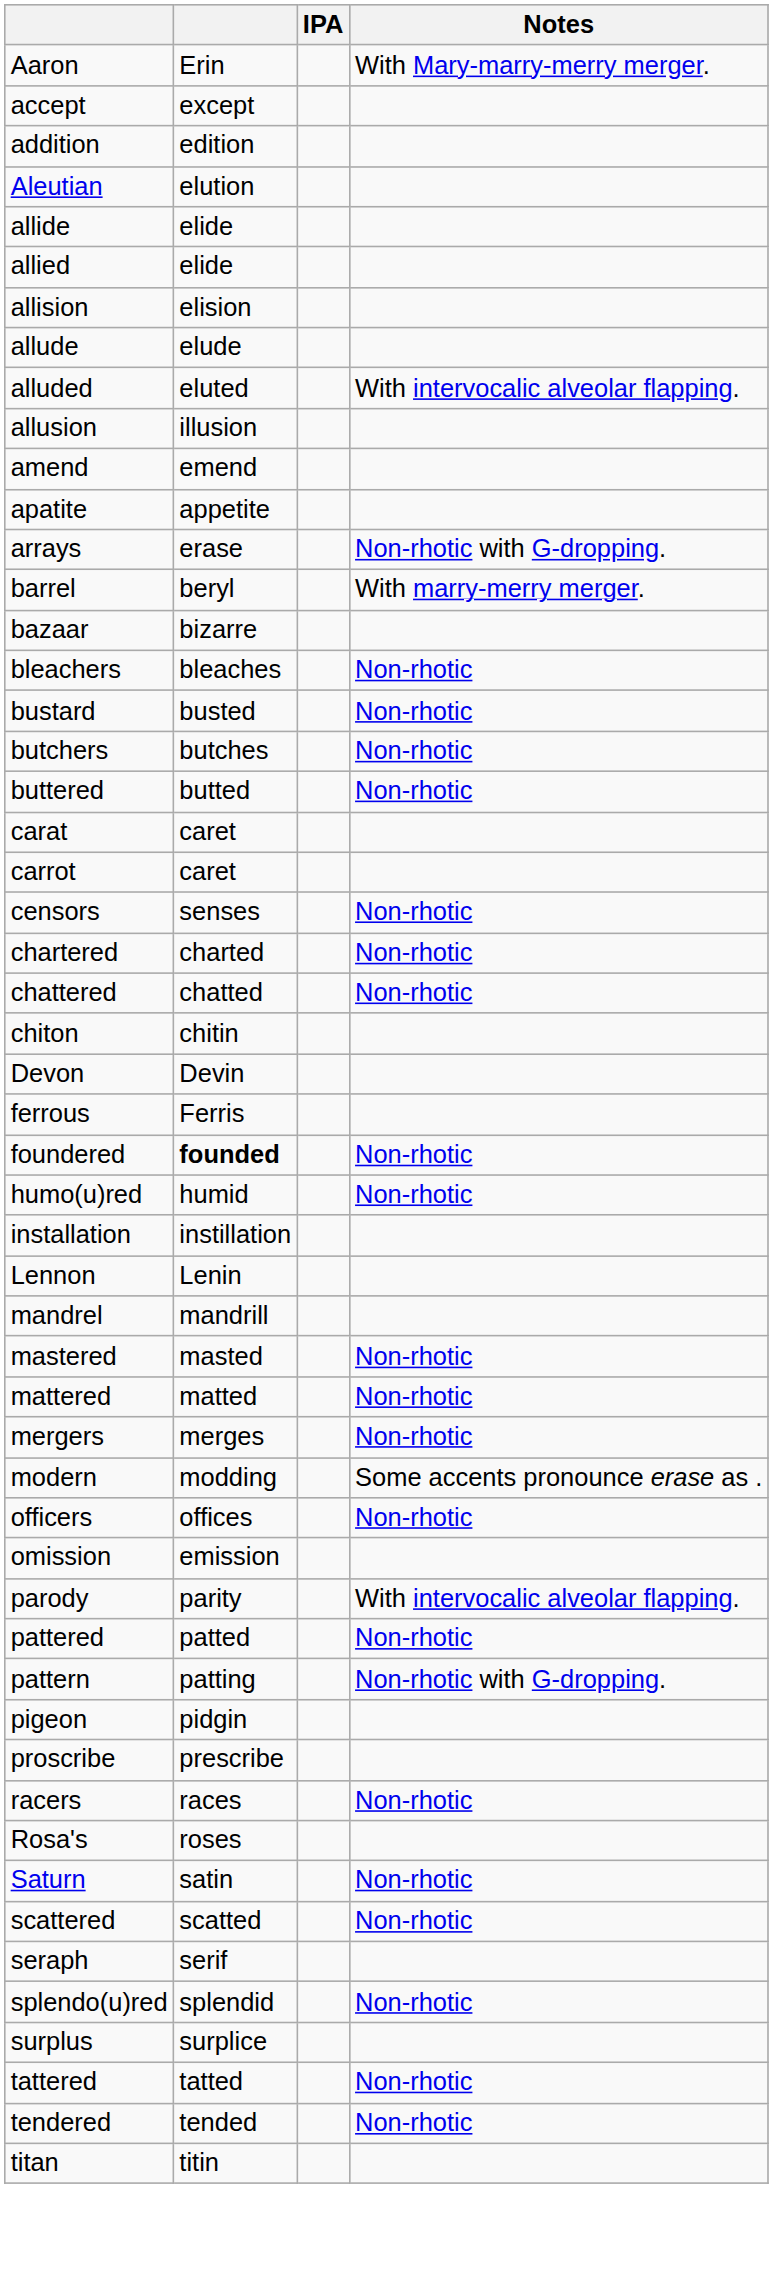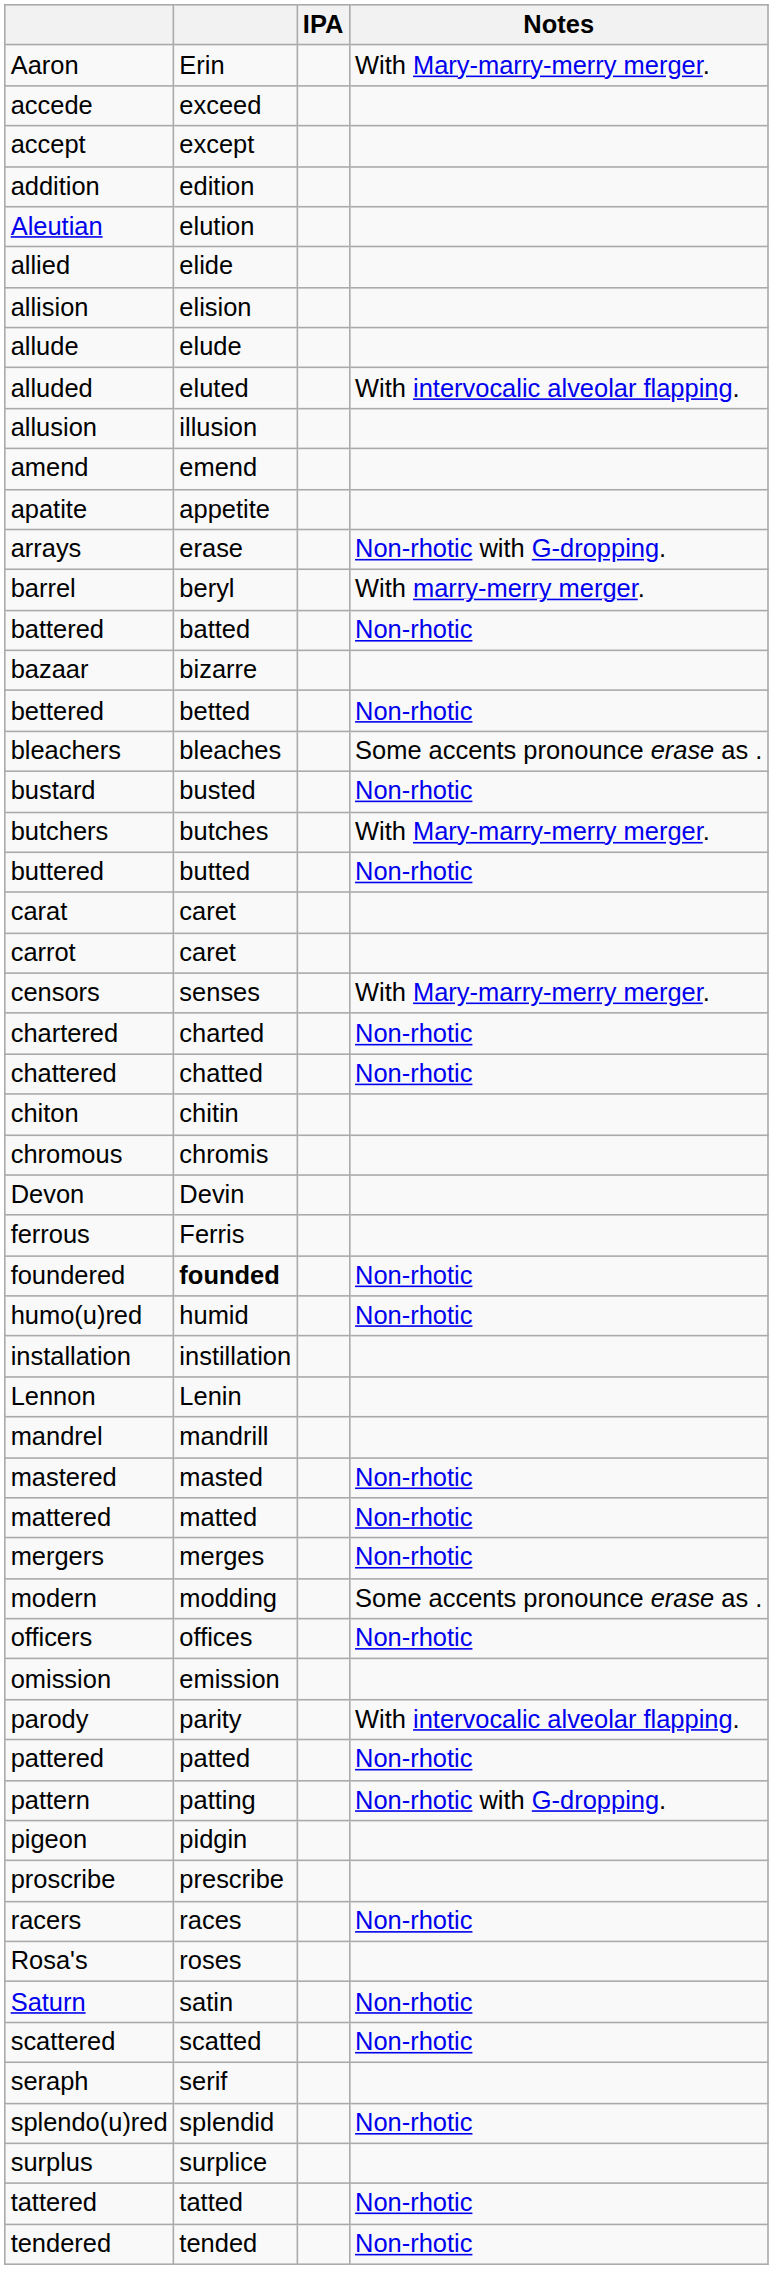+ row: (52, 105)
- row: (40, 226)
+ row: (57, 629)
+ row: (57, 710)
(414, 670) Non-rhotic -> (559, 750) Some accents pronounce erase as .
(414, 750) Non-rhotic -> (532, 831) With Mary-marry-merry merger.
(414, 912) Non-rhotic -> (532, 992) With Mary-marry-merry merger.
+ row: (67, 1154)
- row: (35, 2163)
